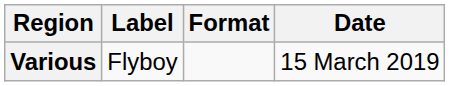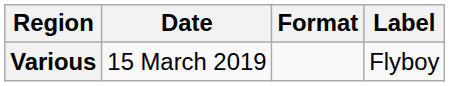columns swapped: (360, 23) <-> (142, 23)
